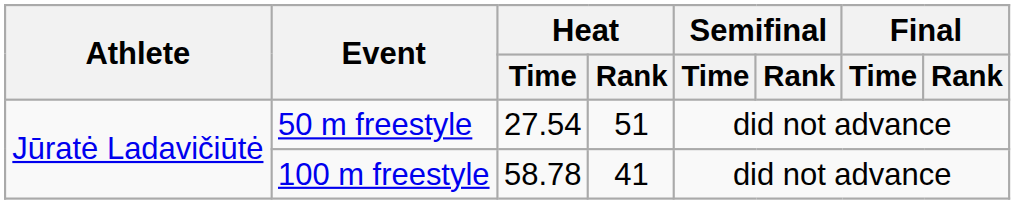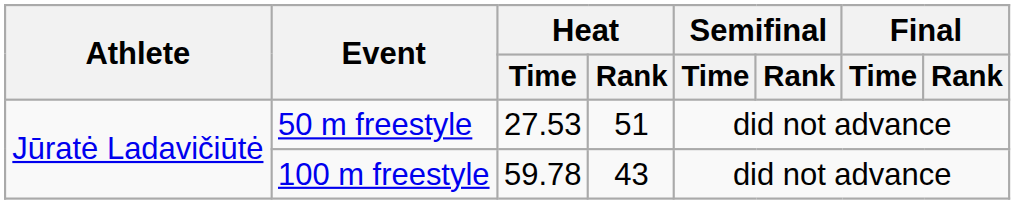(543, 125) 27.54 -> (543, 125) 27.53
(543, 174) 58.78 -> (543, 174) 59.78
(632, 174) 41 -> (632, 174) 43
